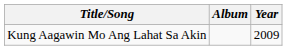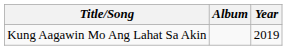(267, 34) 2009 -> (267, 34) 2019
